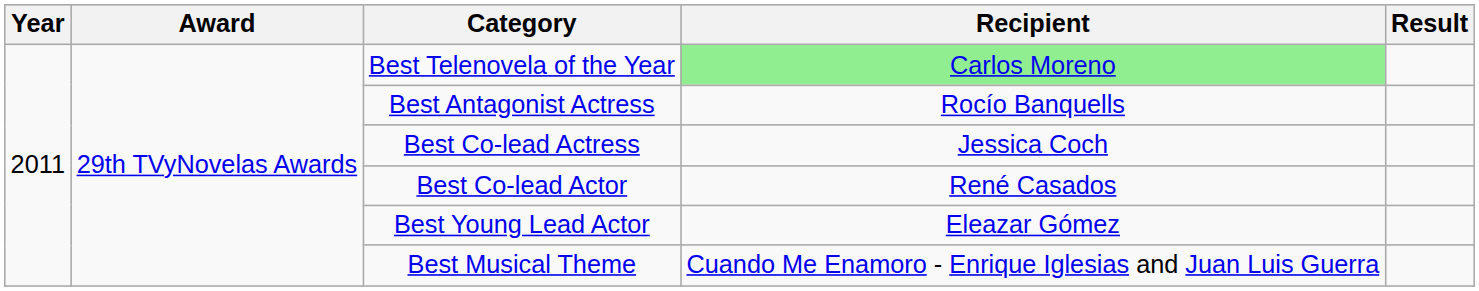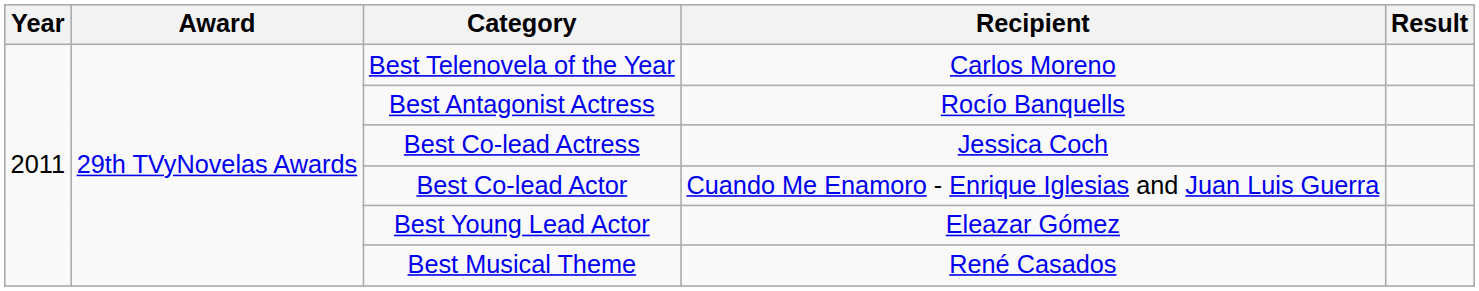(1033, 64) lightgreen background -> (1033, 64) no background
(1033, 184) René Casados -> (1033, 184) Cuando Me Enamoro - Enrique Iglesias and Juan Luis Guerra
(1033, 265) Cuando Me Enamoro - Enrique Iglesias and Juan Luis Guerra -> (1033, 265) René Casados
